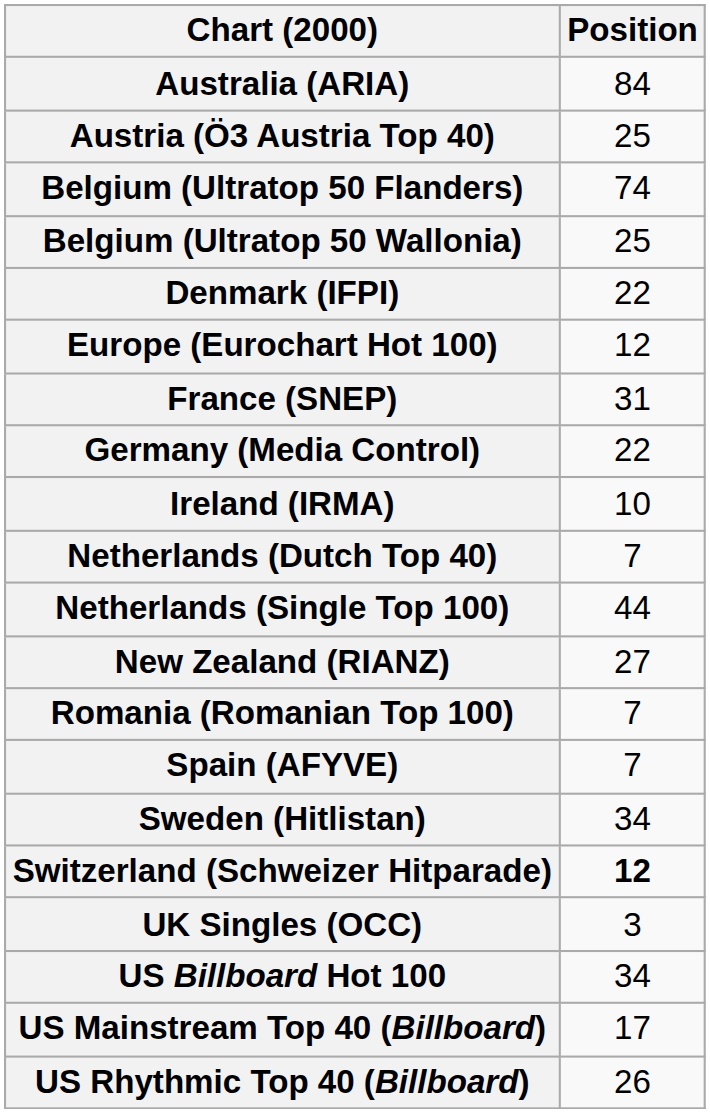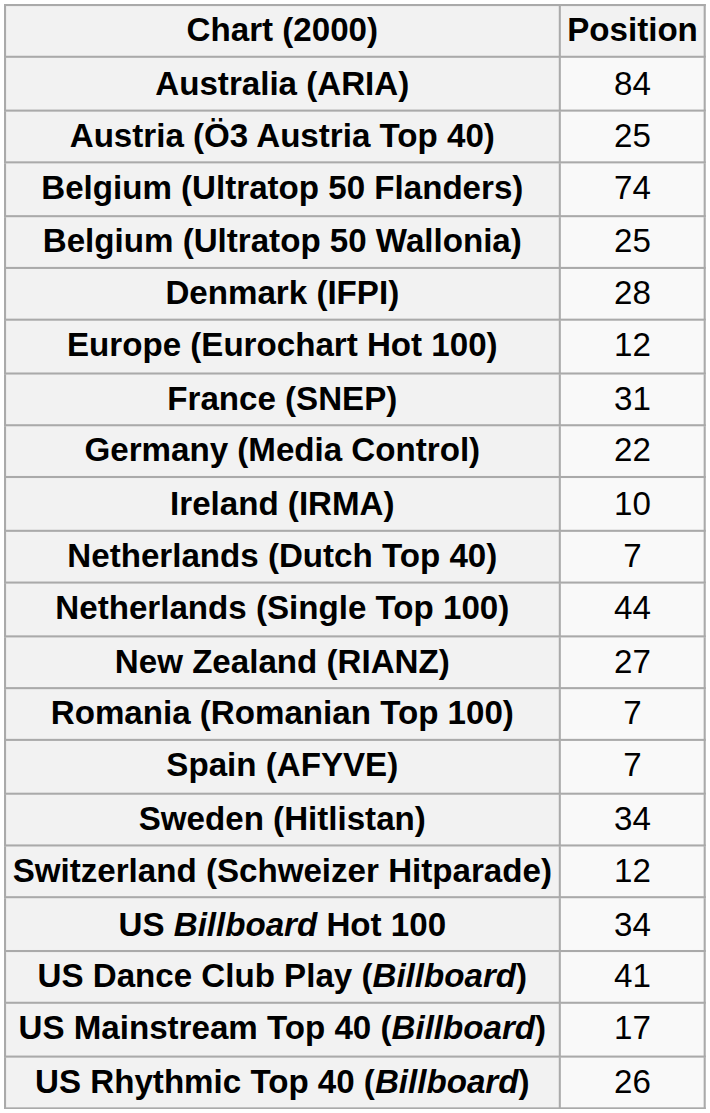(633, 293) 22 -> (633, 293) 28
(633, 871) bold -> (633, 871) normal
- row: (282, 923)
+ row: (282, 976)
